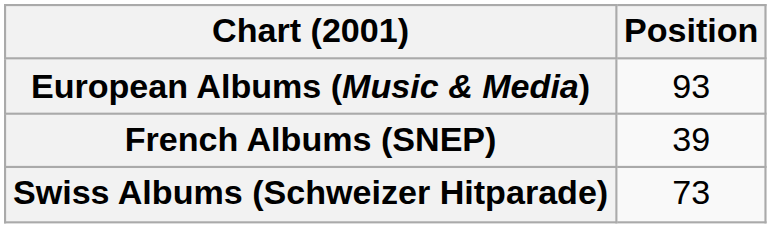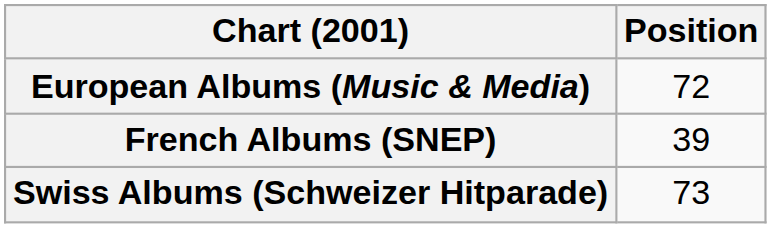(691, 85) 93 -> (691, 85) 72
